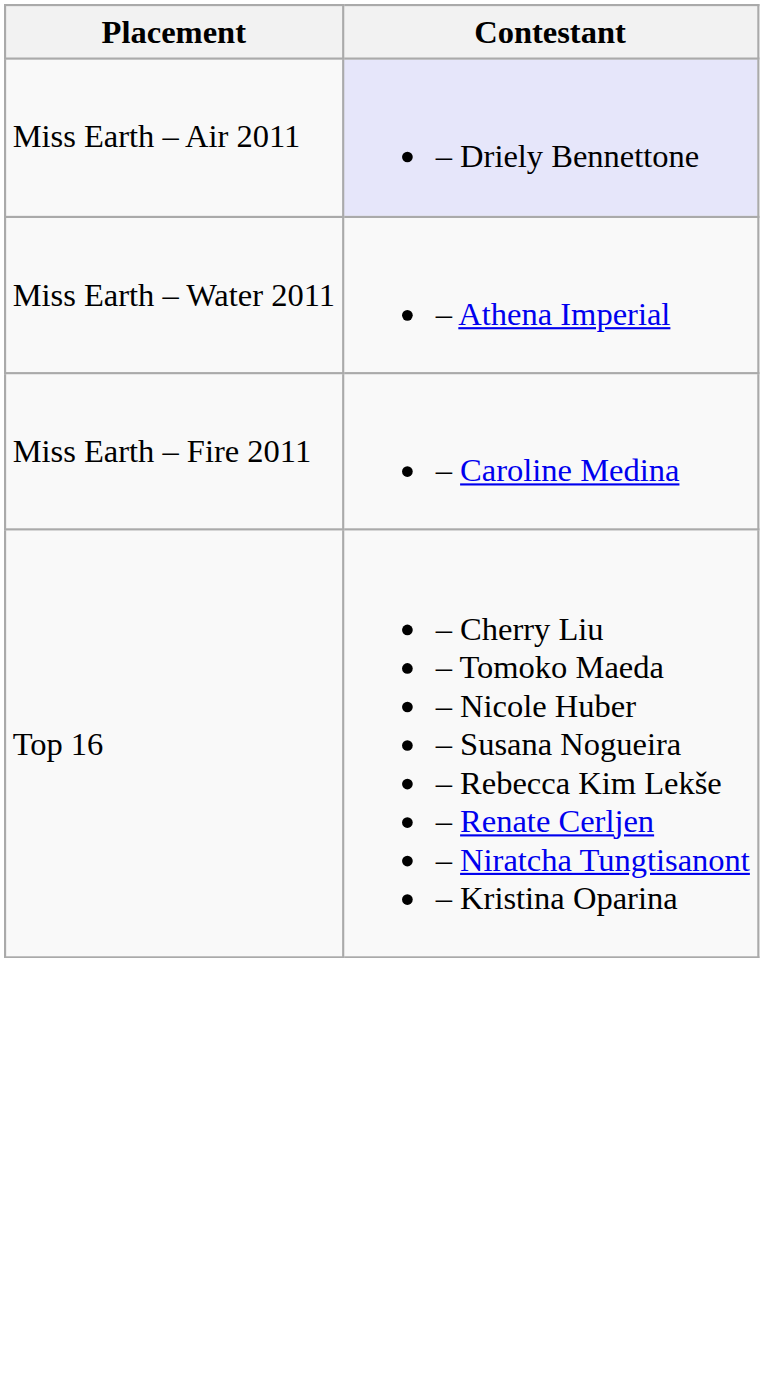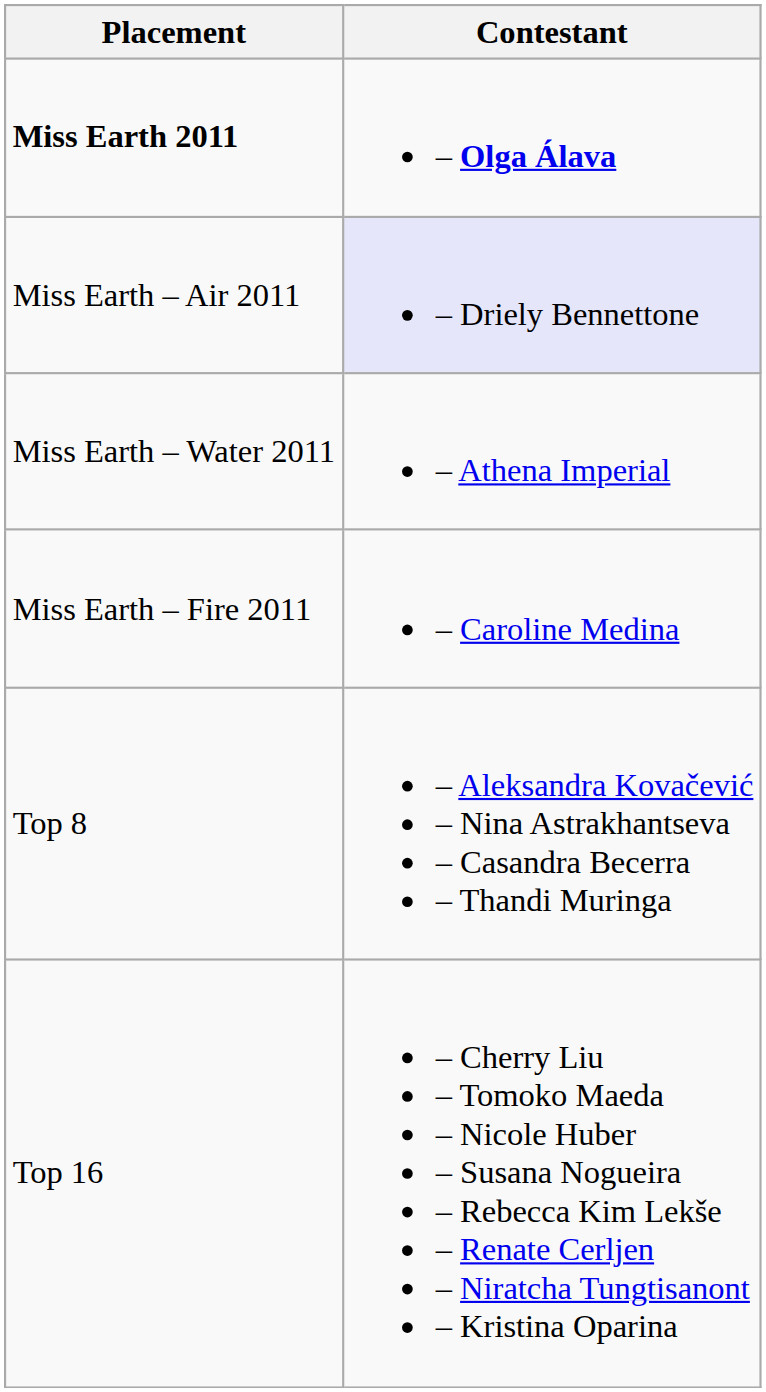+ row: (125, 136)
+ row: (50, 823)
